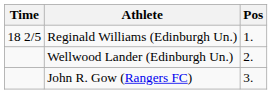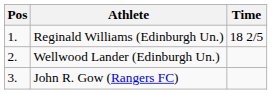columns swapped: (253, 15) <-> (24, 15)
